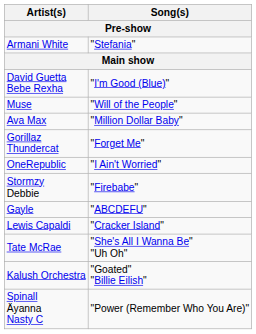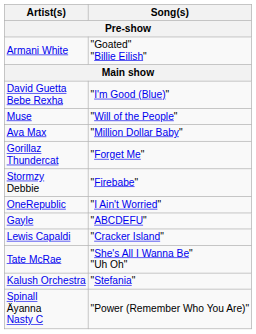(113, 45) "Stefania" -> (119, 50) "Goated" "Billie Eilish"
rows swapped: (25, 187) <-> (36, 165)
(119, 275) "Goated" "Billie Eilish" -> (113, 281) "Stefania"
